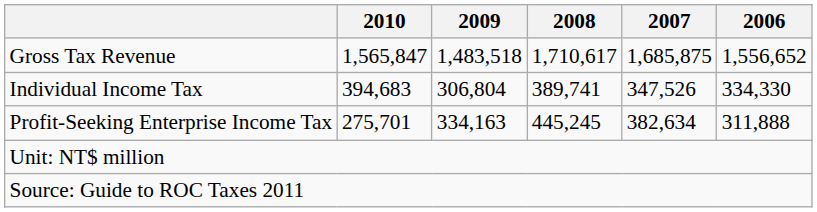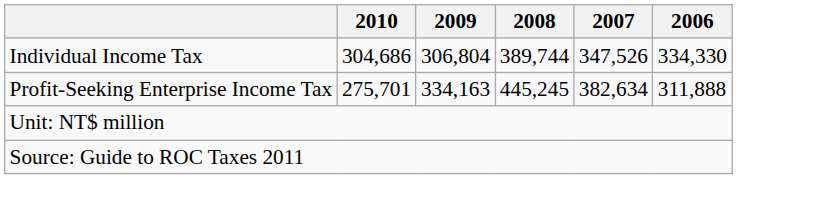- row: (93, 55)
(377, 88) 394,683 -> (377, 55) 304,686
(566, 88) 389,741 -> (534, 55) 389,744
